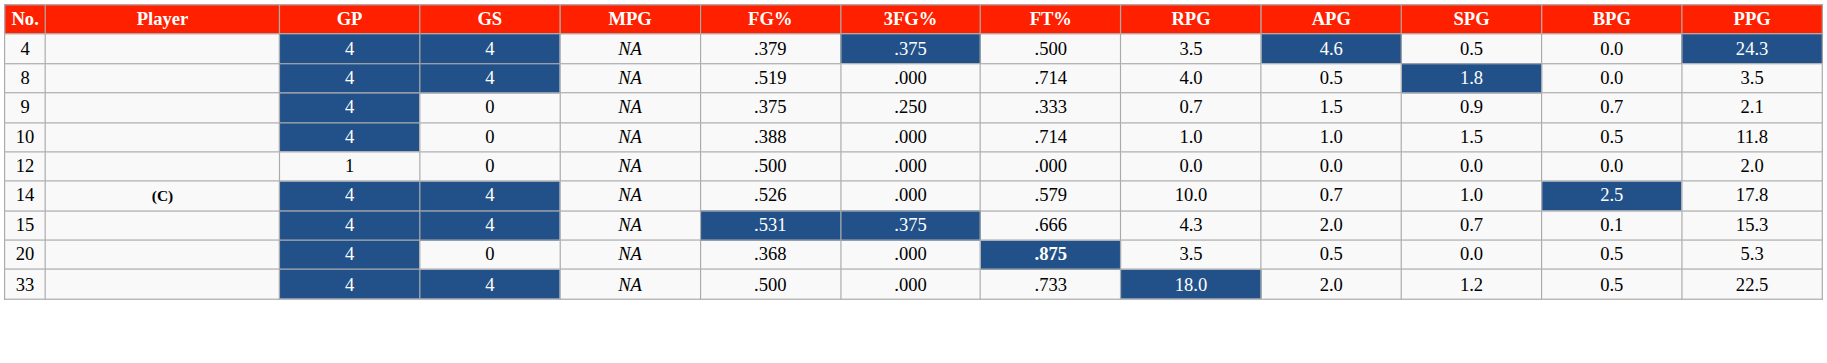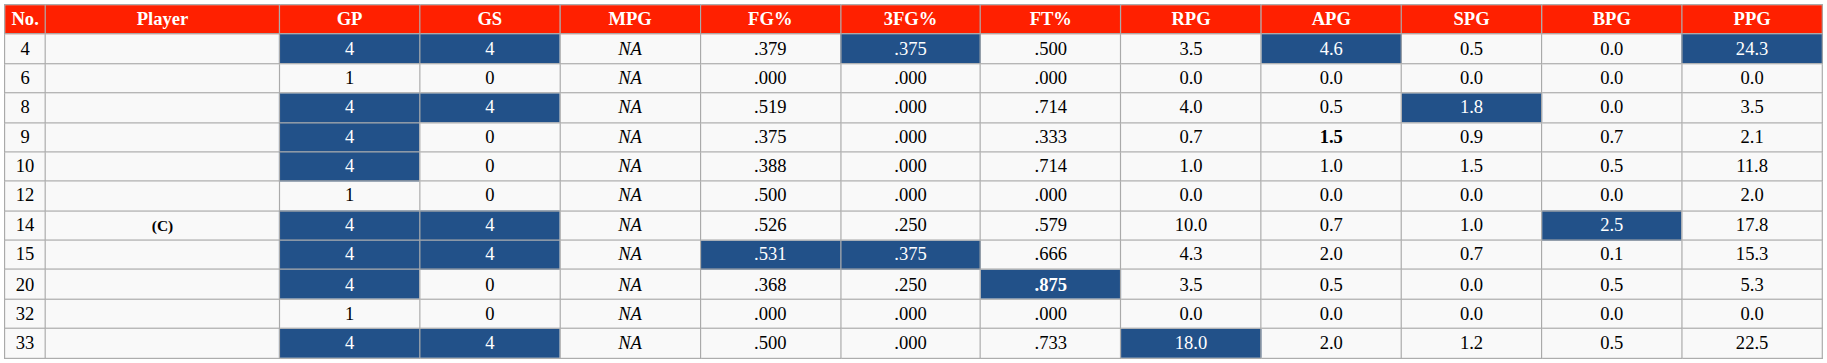+ row: (25, 78)
(911, 107) .250 -> (911, 136) .000
(1331, 107) normal -> (1331, 136) bold
(911, 195) .000 -> (911, 225) .250
(911, 254) .000 -> (911, 284) .250
+ row: (25, 313)
